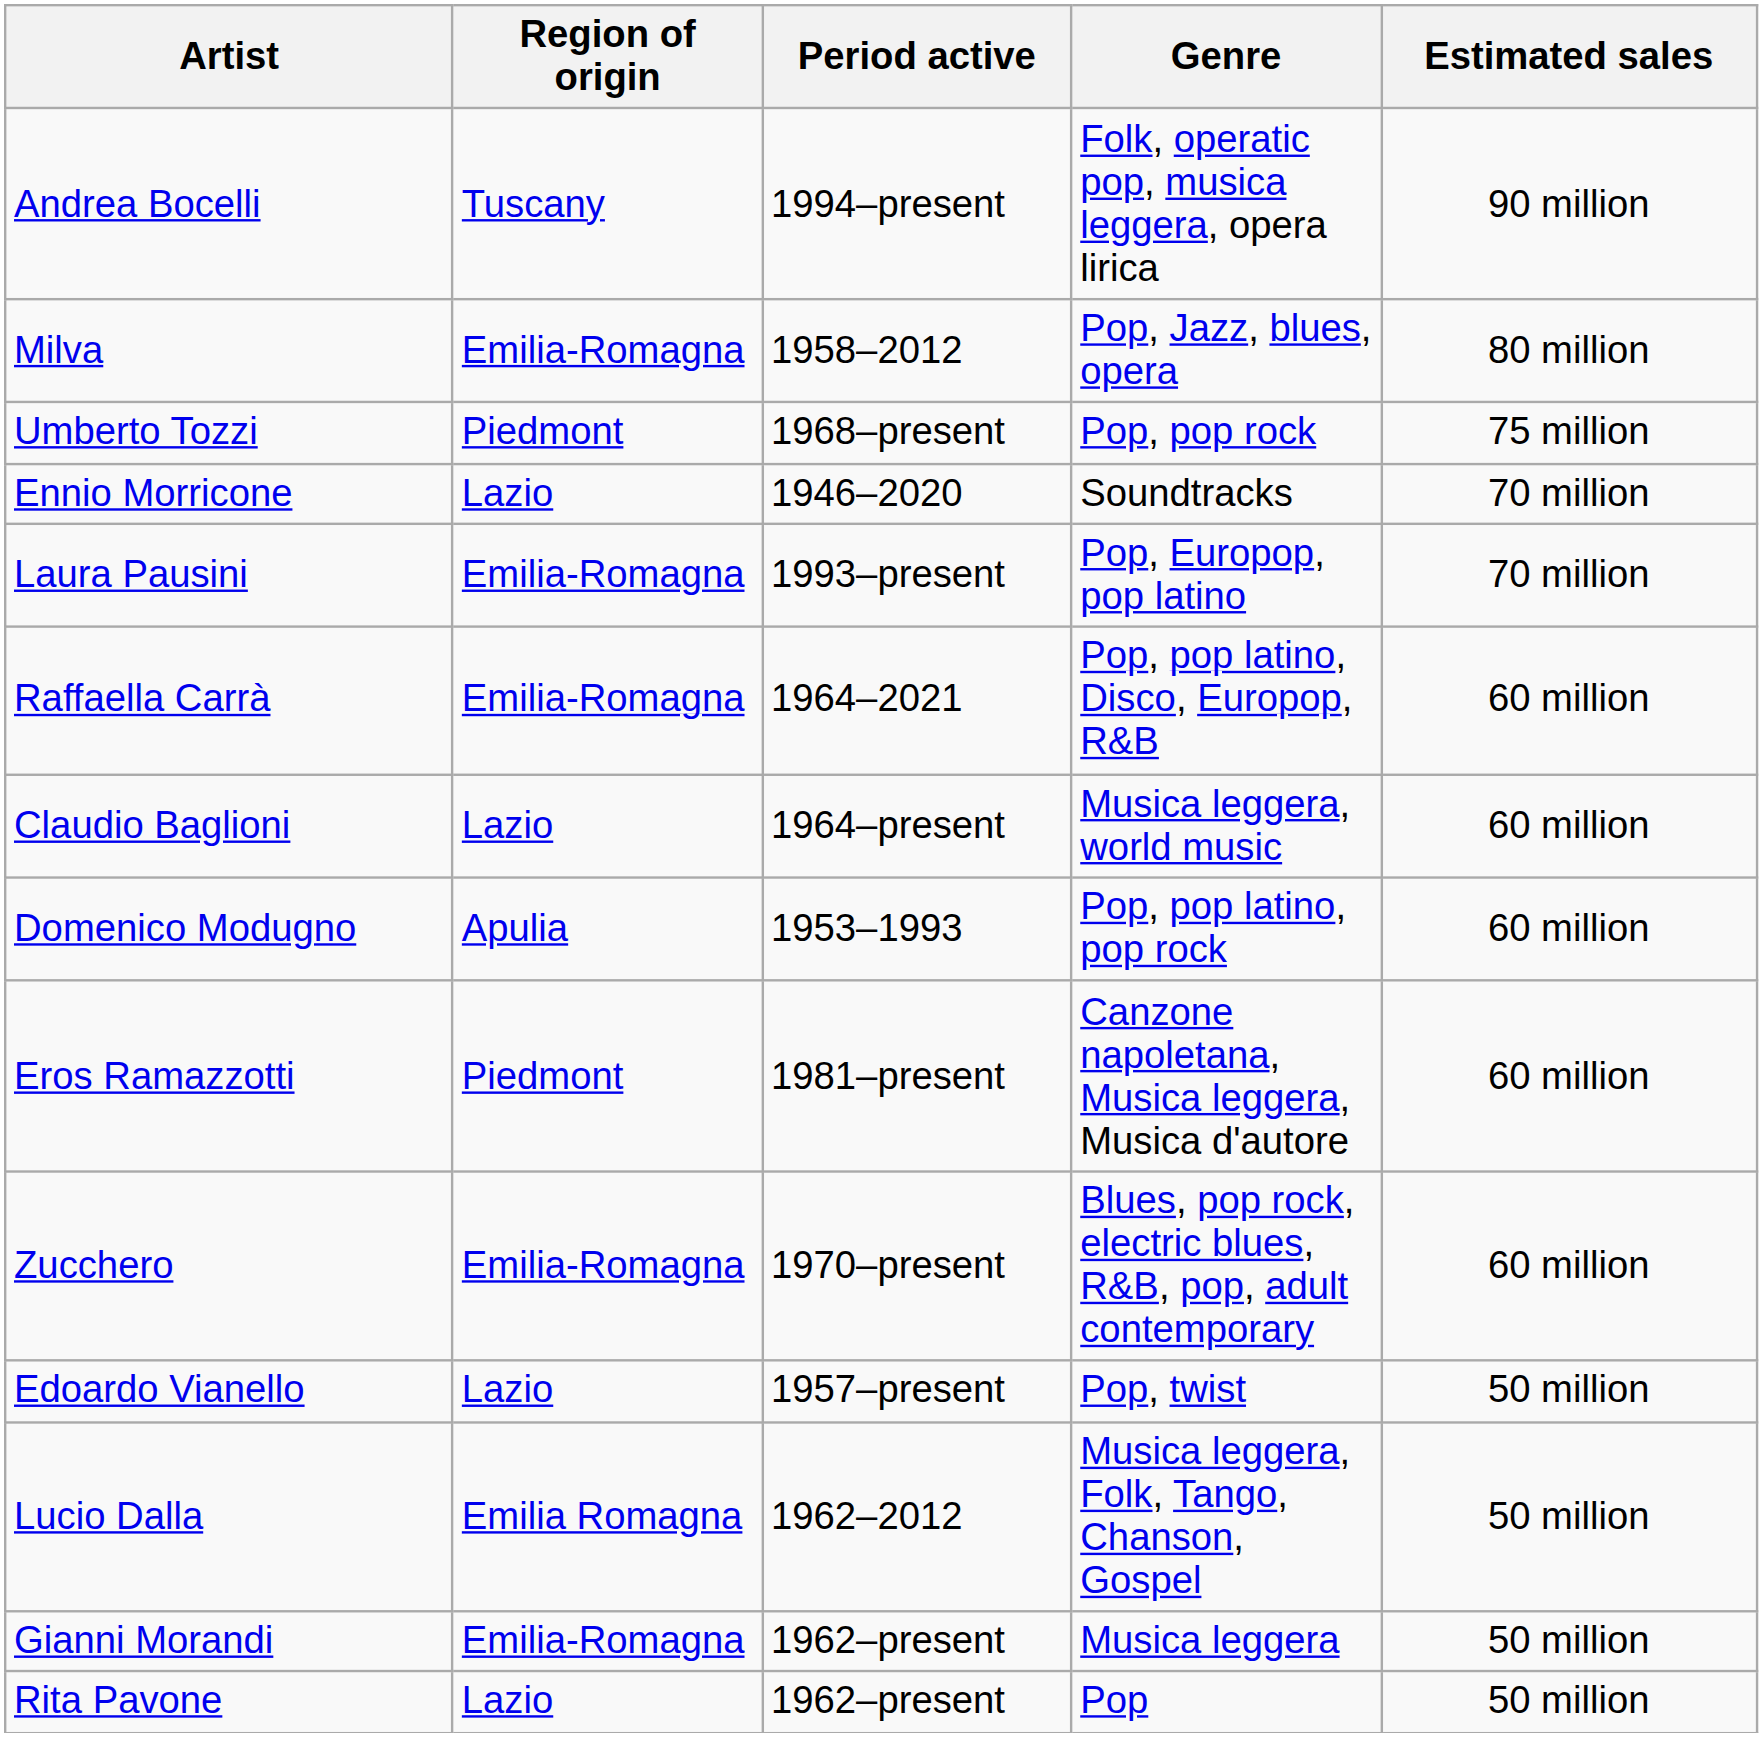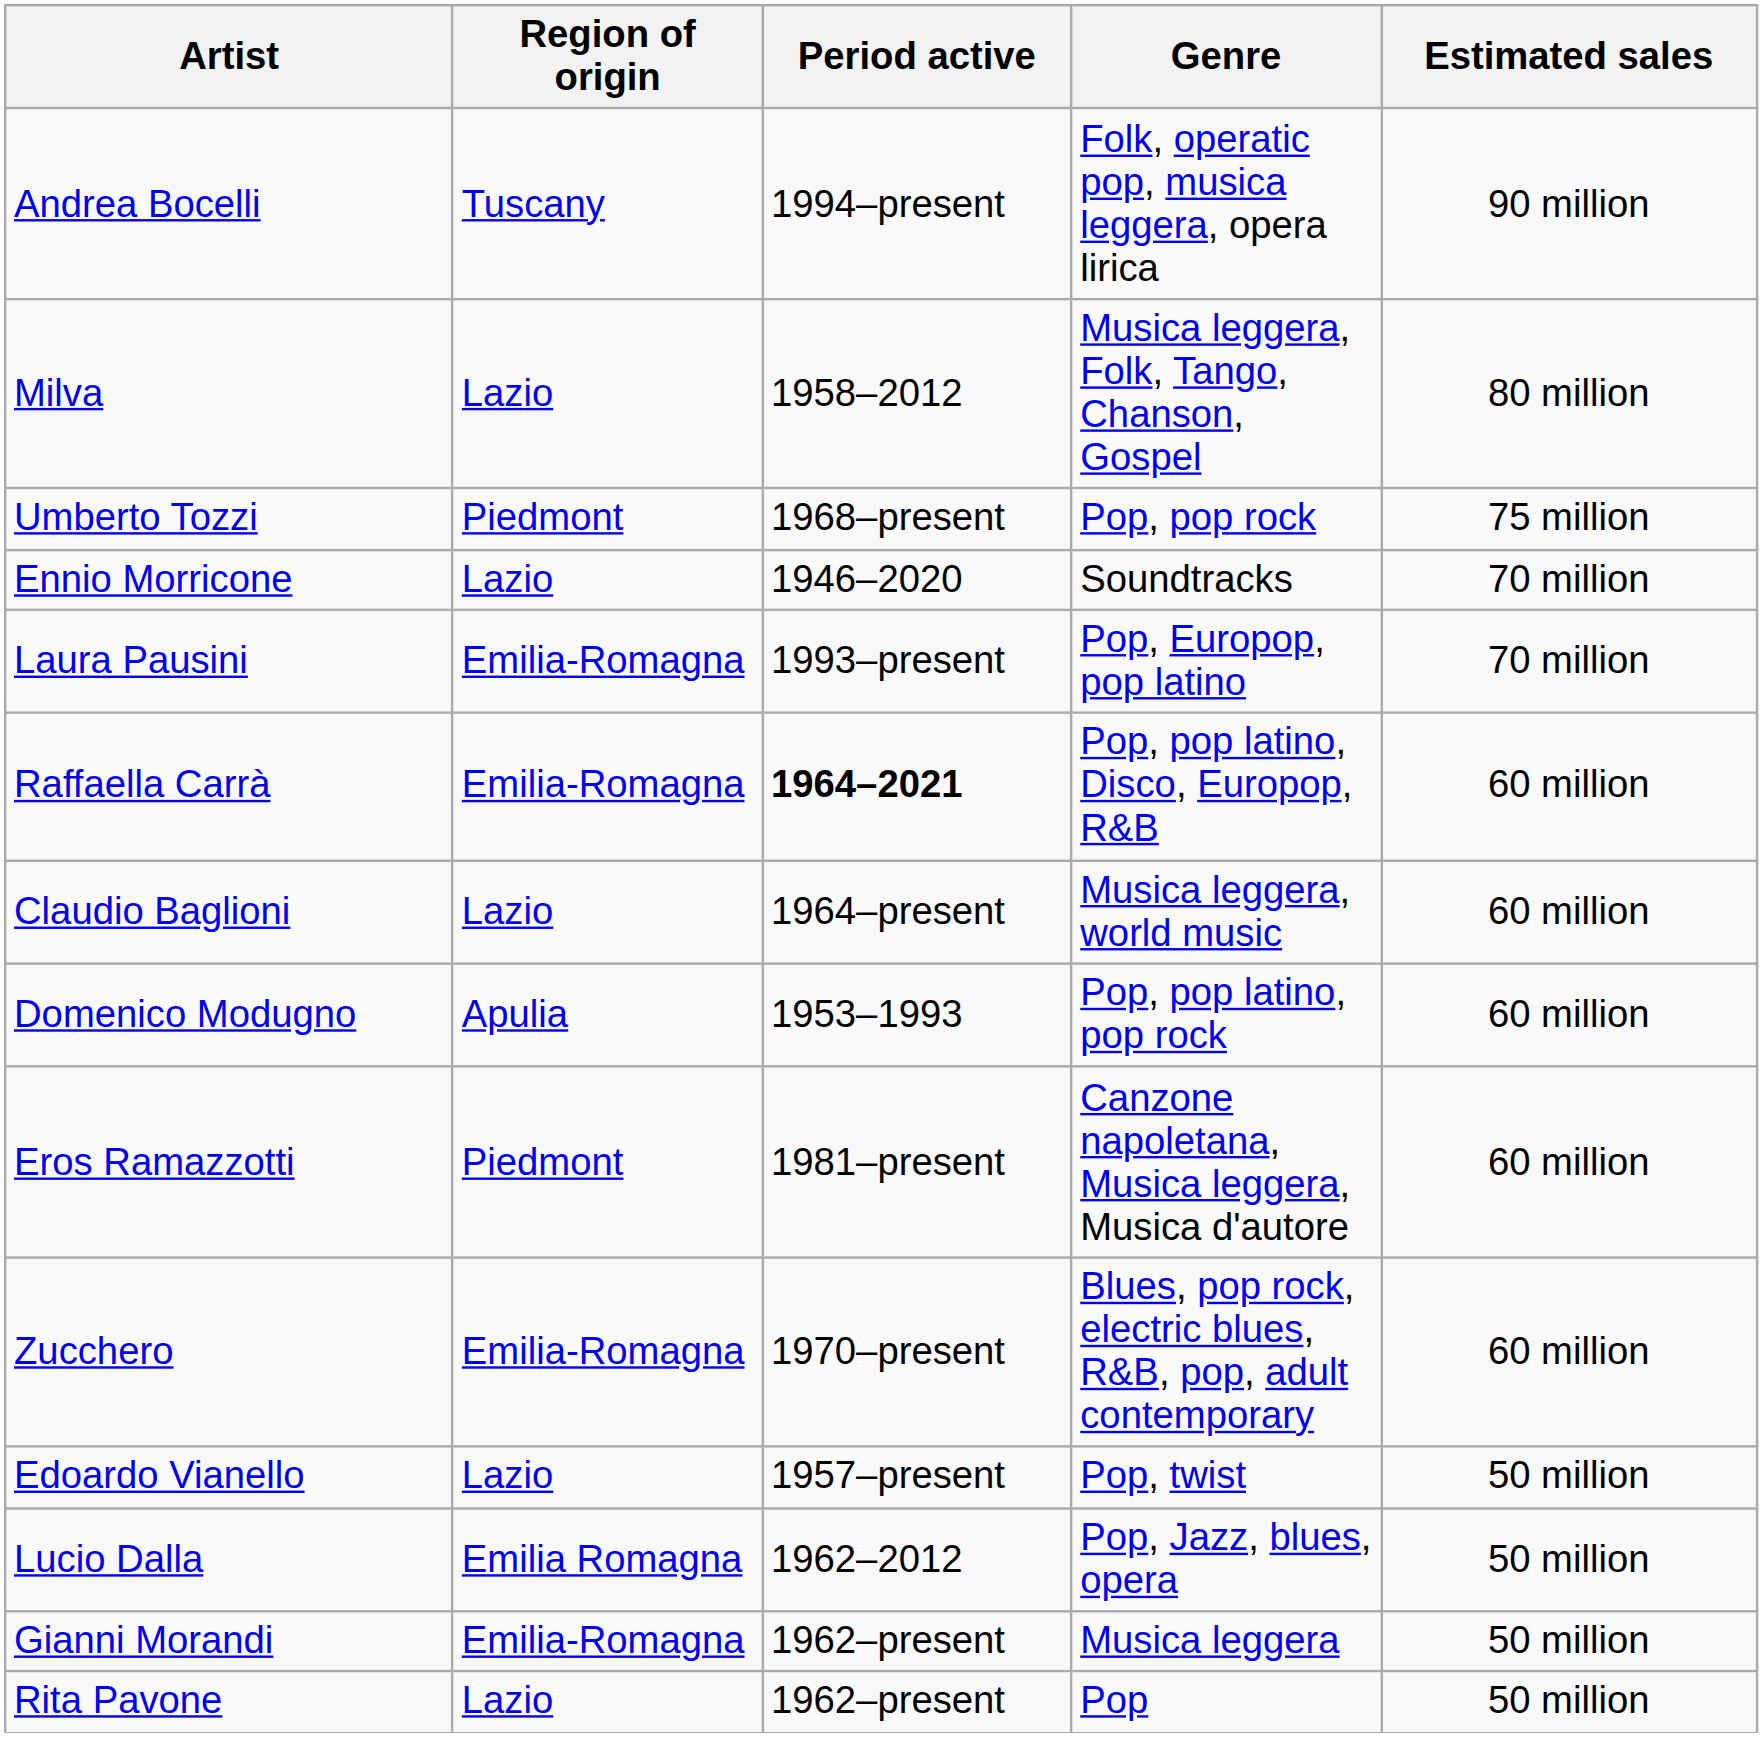(603, 349) Emilia-Romagna -> (508, 392) Lazio
(1226, 349) Pop, Jazz, blues, opera -> (1215, 392) Musica leggera, Folk, Tango, Chanson, Gospel
(867, 699) normal -> (867, 785) bold
(1215, 1515) Musica leggera, Folk, Tango, Chanson, Gospel -> (1226, 1558) Pop, Jazz, blues, opera
